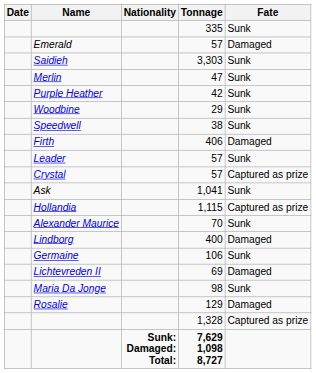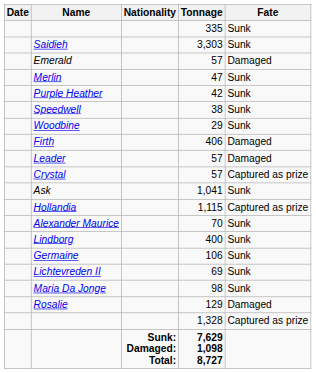rows swapped: (51, 61) <-> (53, 45)
rows swapped: (57, 126) <-> (57, 110)
(239, 158) Sunk -> (250, 158) Damaged
(250, 239) Damaged -> (239, 239) Sunk
(250, 272) Damaged -> (239, 272) Sunk
